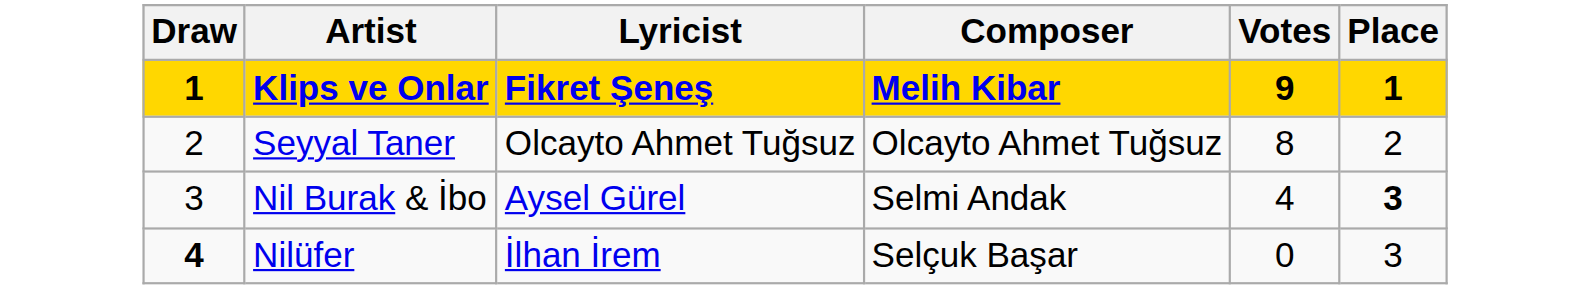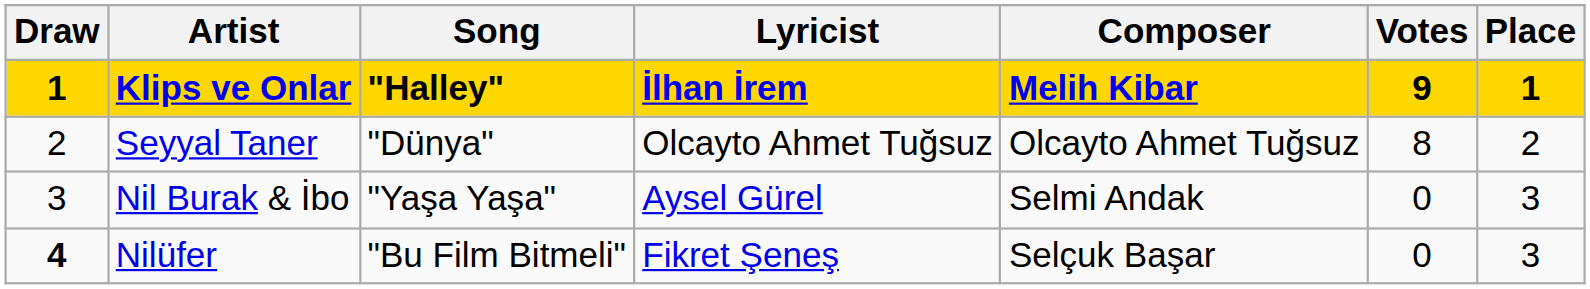+ column: (497, 32)
(609, 87) Fikret Şeneş -> (725, 87) İlhan İrem
(1285, 198) 4 -> (1422, 198) 0
(1393, 198) bold -> (1530, 198) normal
(583, 254) İlhan İrem -> (741, 254) Fikret Şeneş
